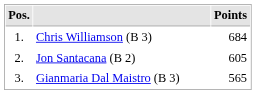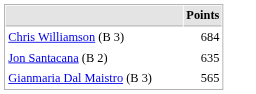- column: (19, 15)
(238, 57) 605 -> (210, 57) 635
